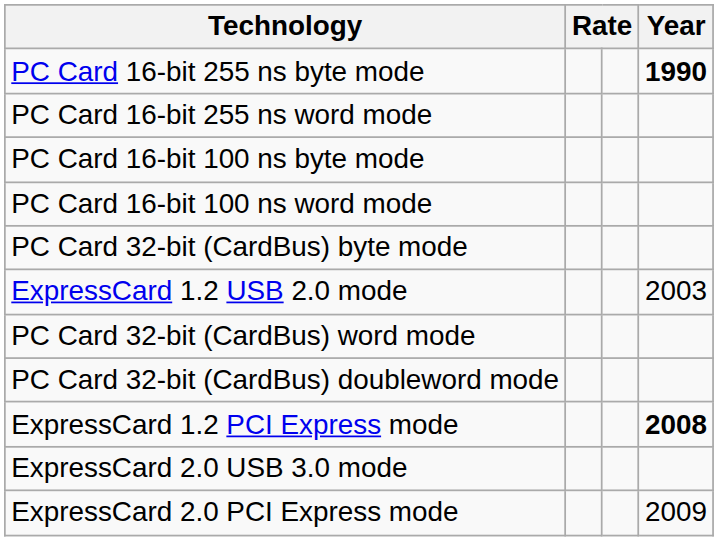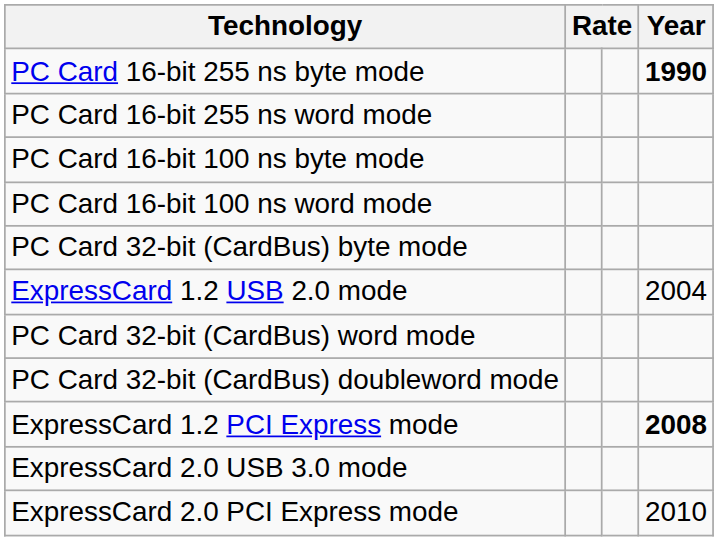(676, 291) 2003 -> (676, 291) 2004
(676, 512) 2009 -> (676, 512) 2010
